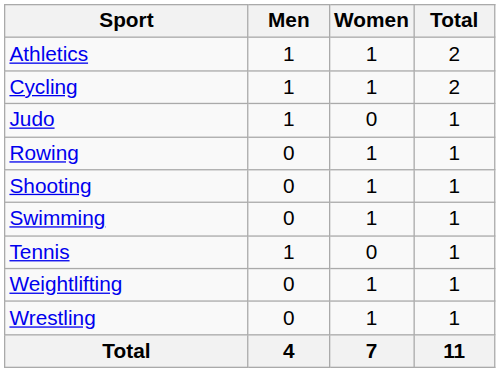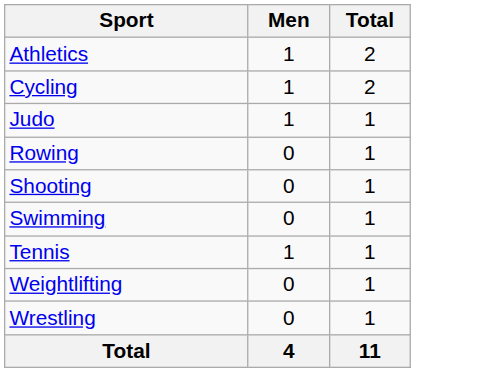- column: (371, 20)
